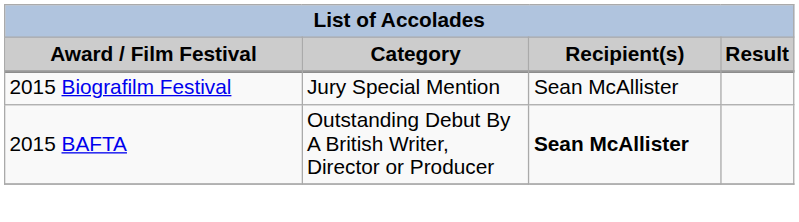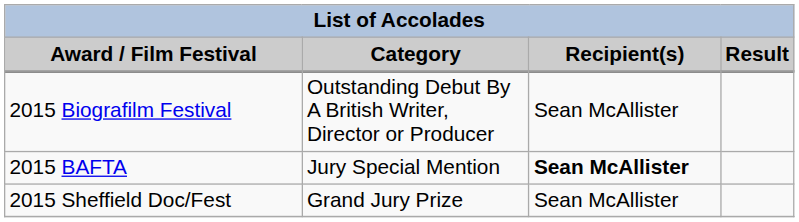(403, 87) Jury Special Mention -> (409, 111) Outstanding Debut By A British Writer, Director or Producer
(409, 144) Outstanding Debut By A British Writer, Director or Producer -> (403, 167) Jury Special Mention
+ row: (120, 200)
